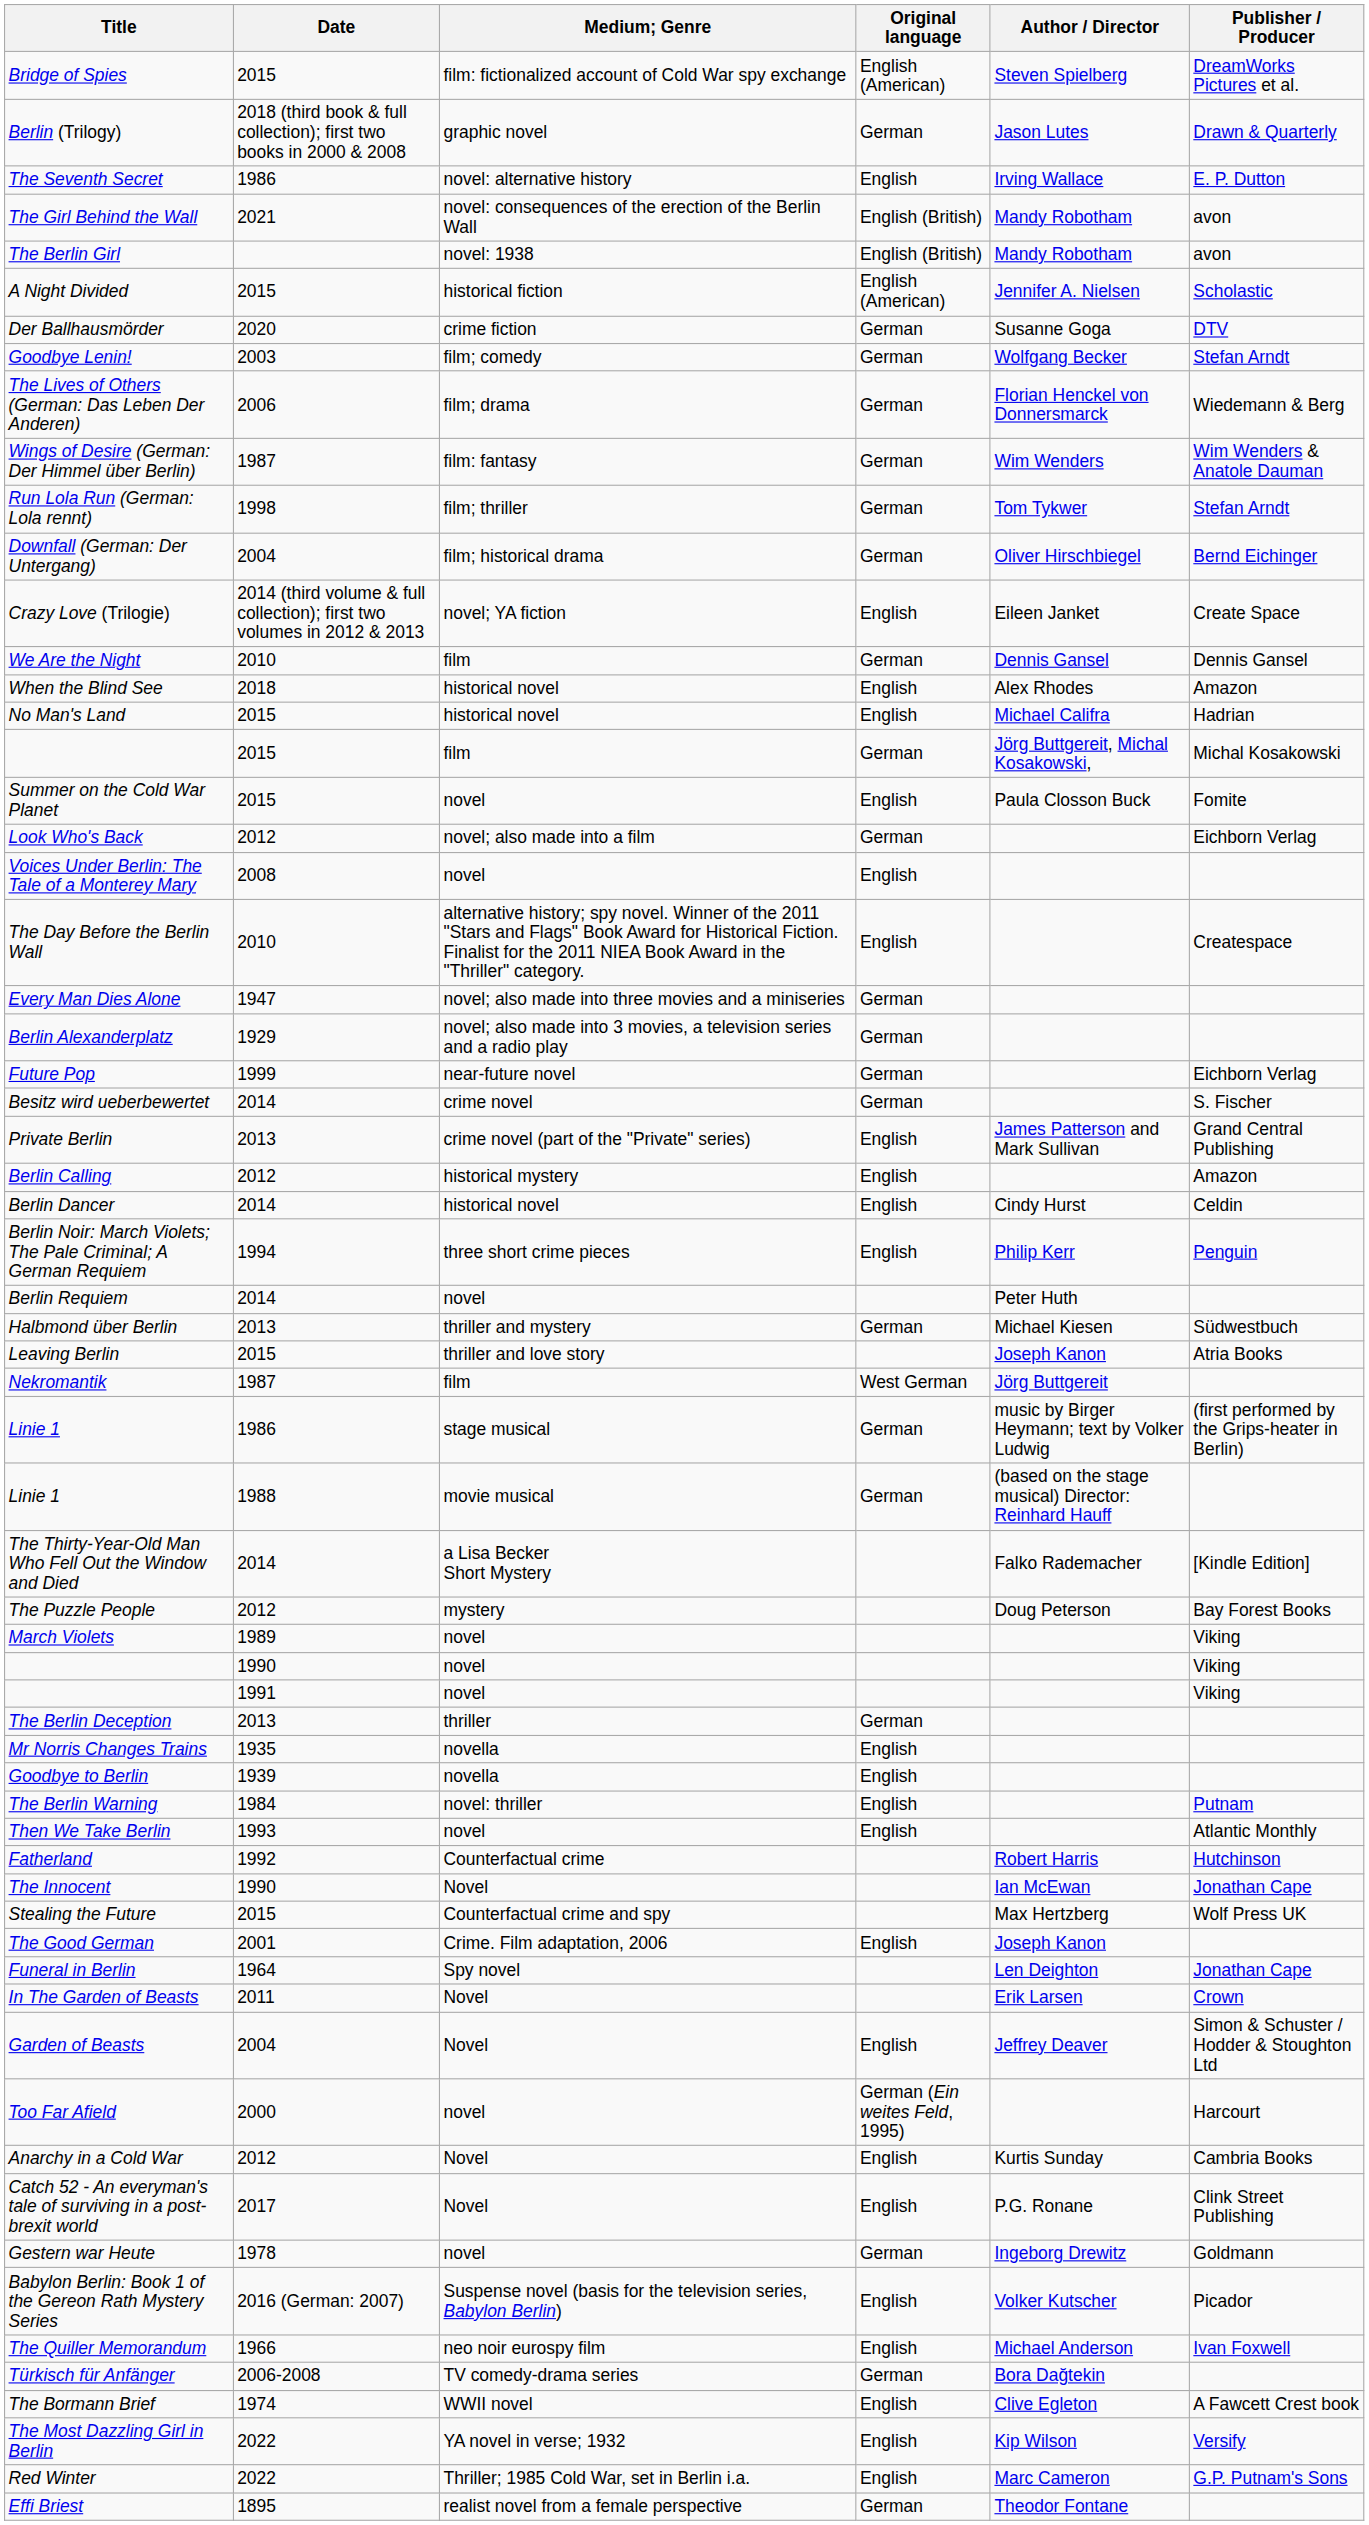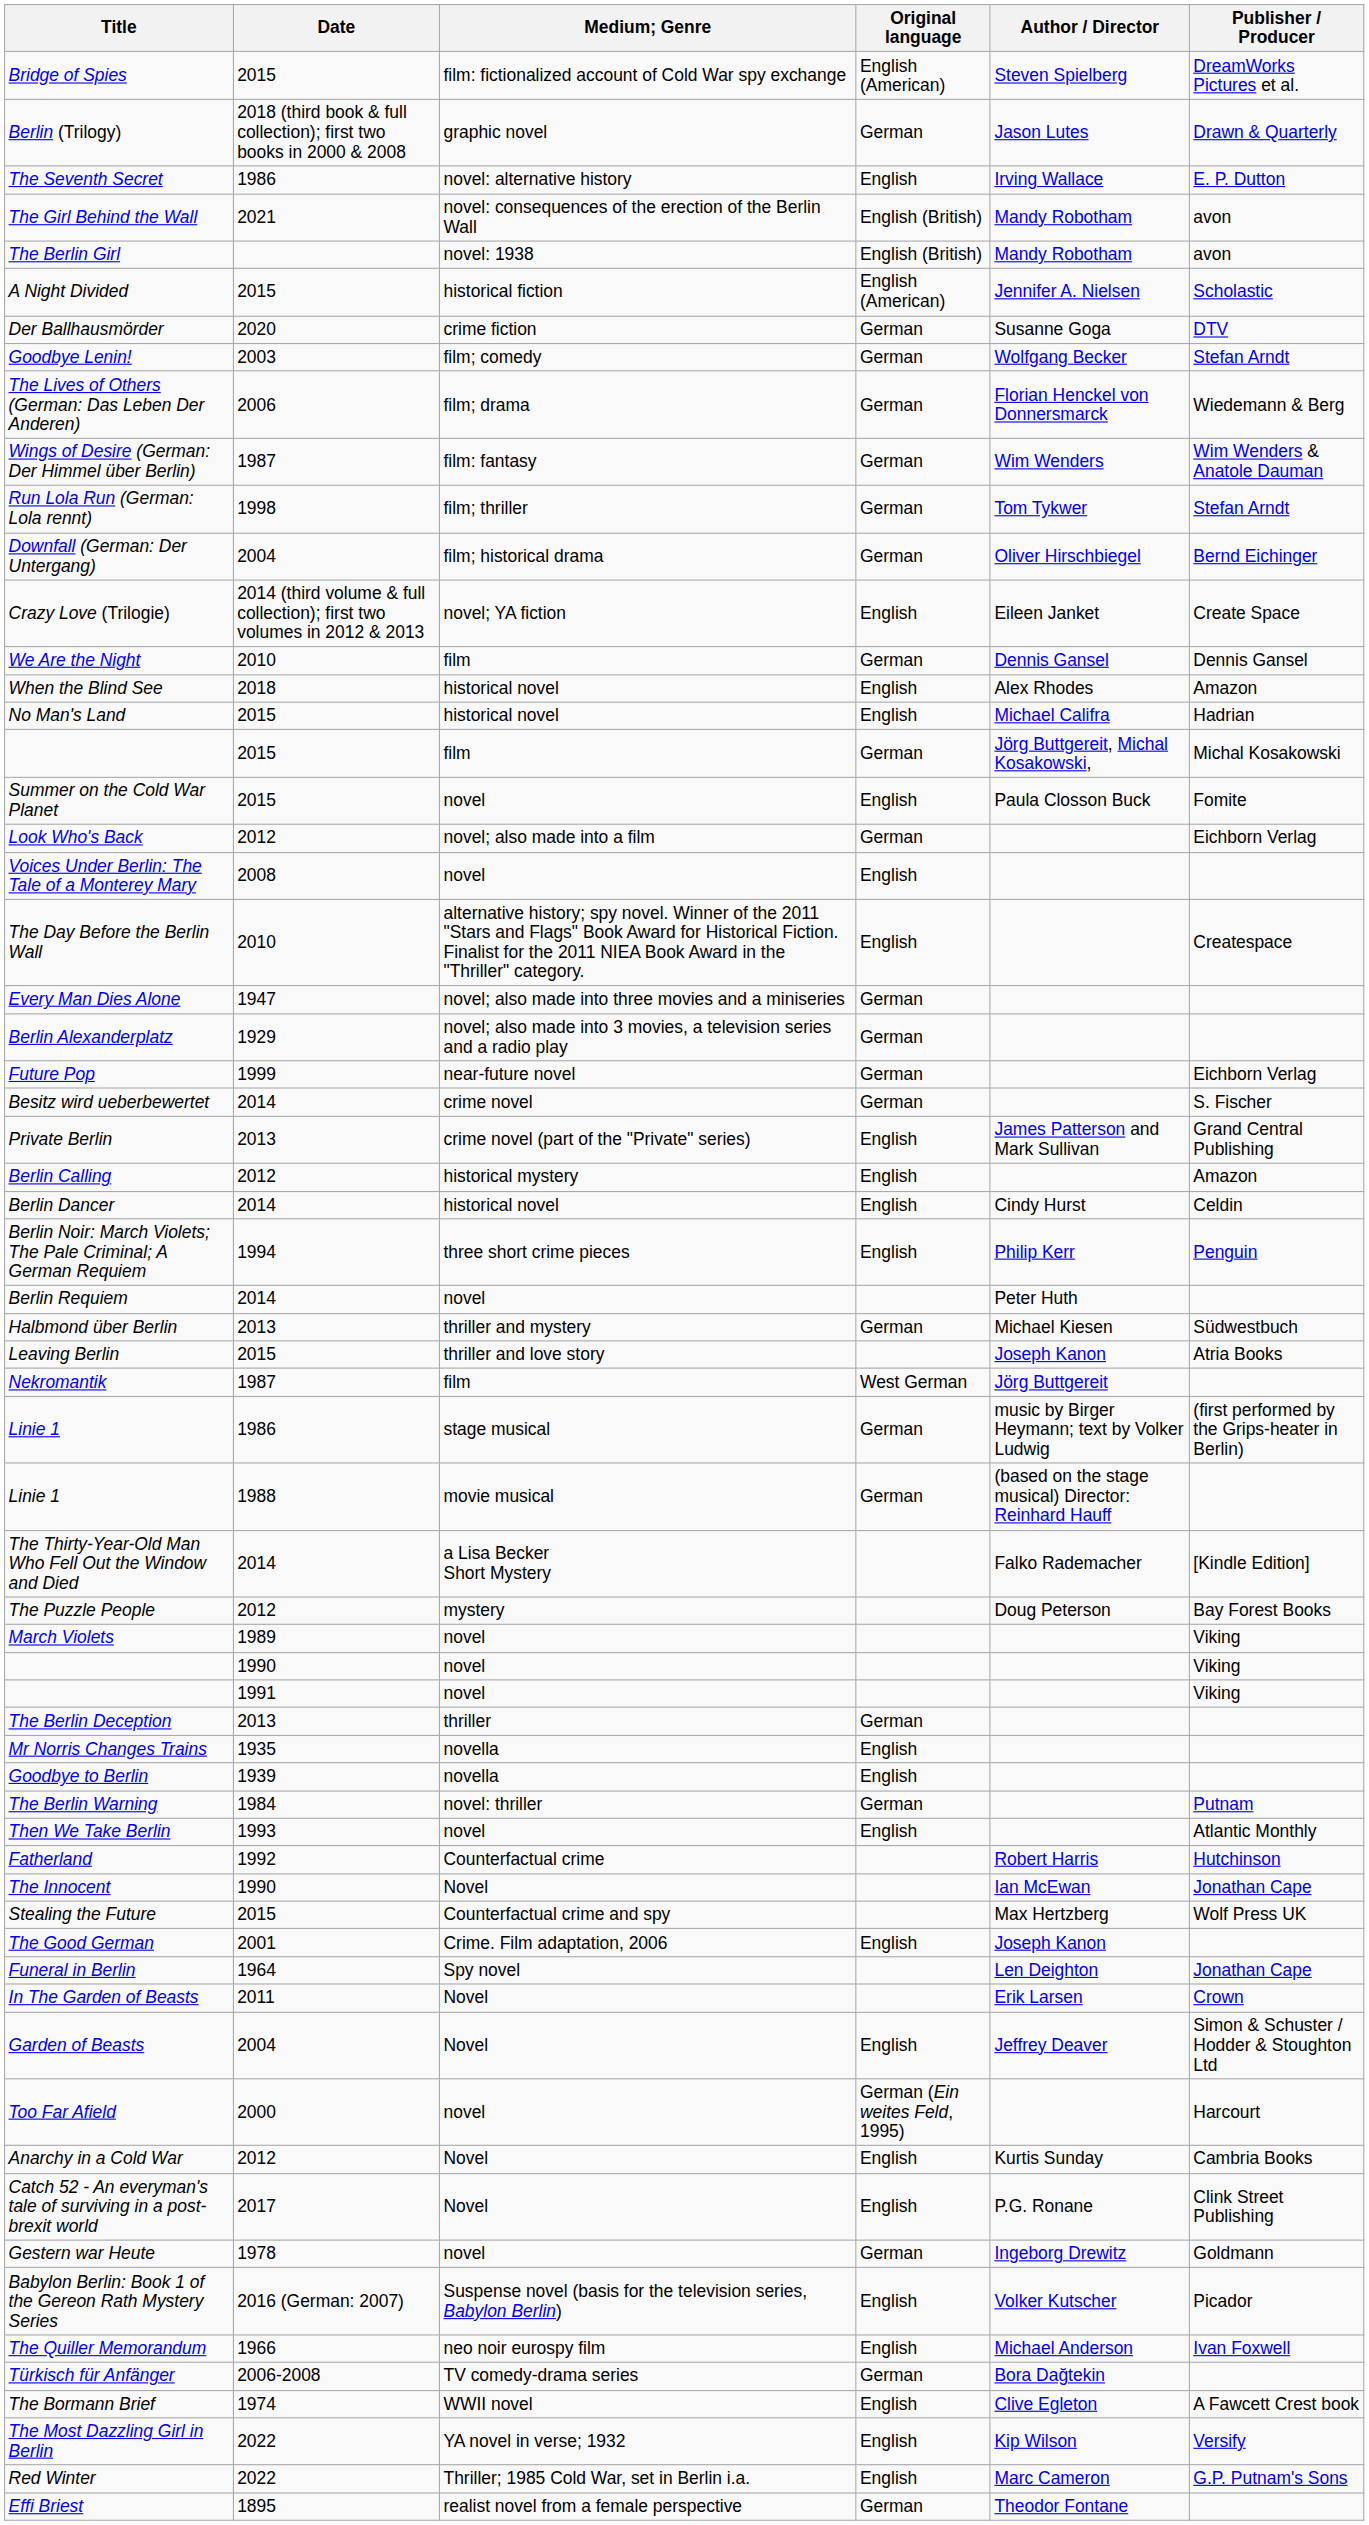(889, 1804) English -> (891, 1804) German
